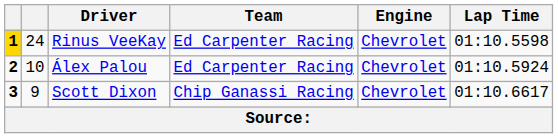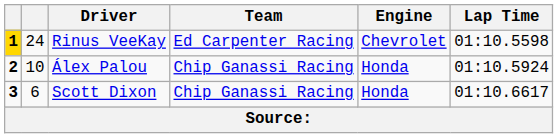(264, 69) Ed Carpenter Racing -> (264, 69) Chip Ganassi Racing
(404, 69) Chevrolet -> (385, 69) Honda
(35, 94) 9 -> (35, 94) 6
(404, 94) Chevrolet -> (385, 94) Honda
